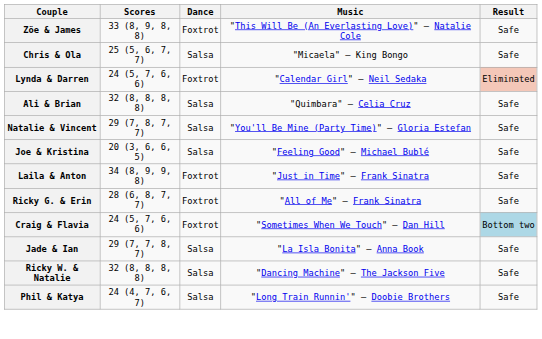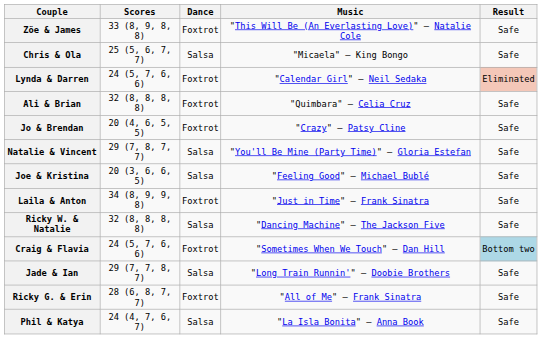(200, 103) Salsa -> (200, 103) Foxtrot
+ row: (52, 128)
rows swapped: (52, 273) <-> (52, 200)
(350, 249) "La Isla Bonita" — Anna Book -> (350, 273) "Long Train Runnin'" — Doobie Brothers
(350, 297) "Long Train Runnin'" — Doobie Brothers -> (350, 322) "La Isla Bonita" — Anna Book
